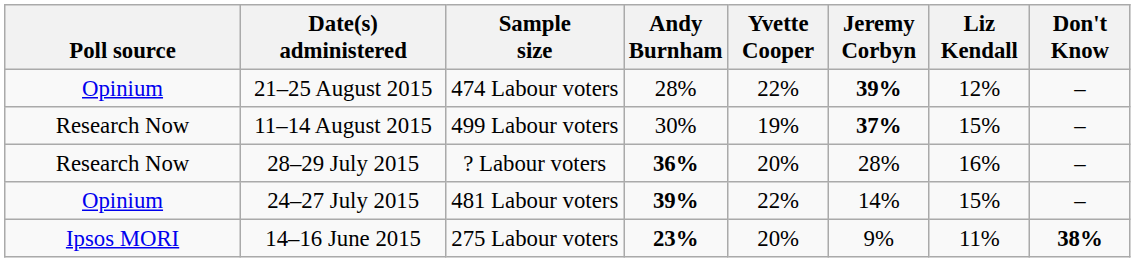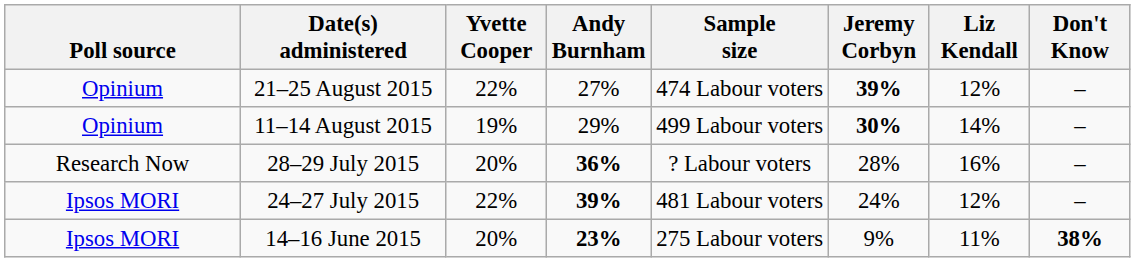columns swapped: (535, 36) <-> (778, 36)
(676, 88) 28% -> (599, 88) 27%
(123, 125) Research Now -> (123, 125) Opinium
(676, 125) 30% -> (599, 125) 29%
(879, 125) 37% -> (879, 125) 30%
(979, 125) 15% -> (979, 125) 14%
(123, 200) Opinium -> (123, 200) Ipsos MORI
(879, 200) 14% -> (879, 200) 24%
(979, 200) 15% -> (979, 200) 12%
